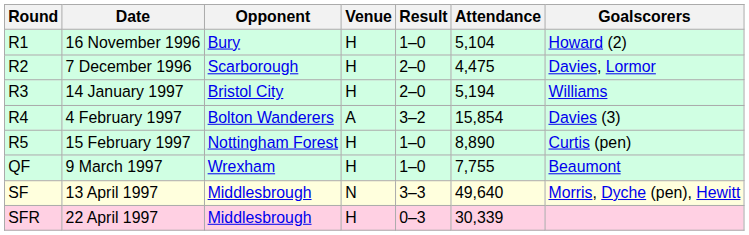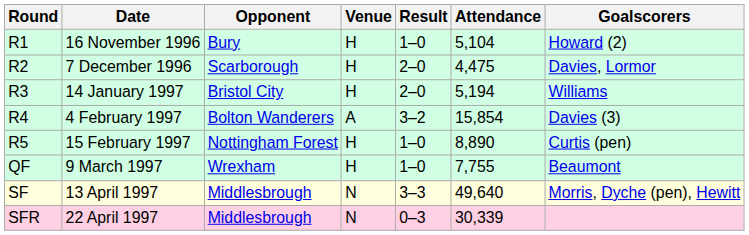(351, 218) H -> (351, 218) N
